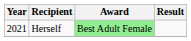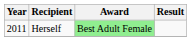(17, 28) 2021 -> (17, 28) 2011
